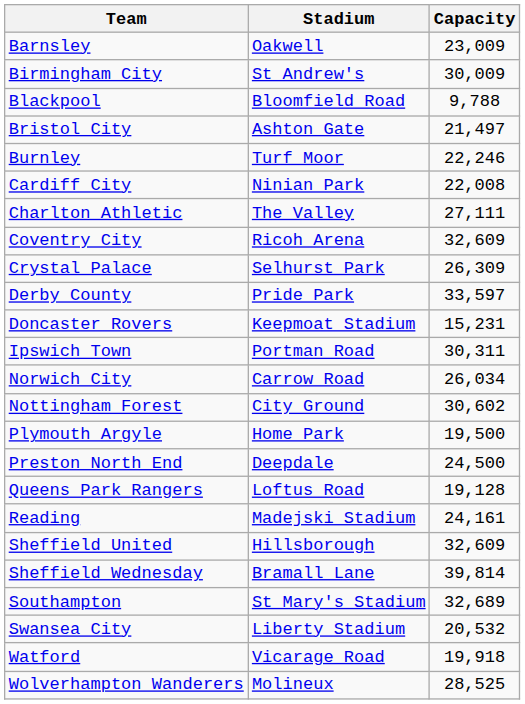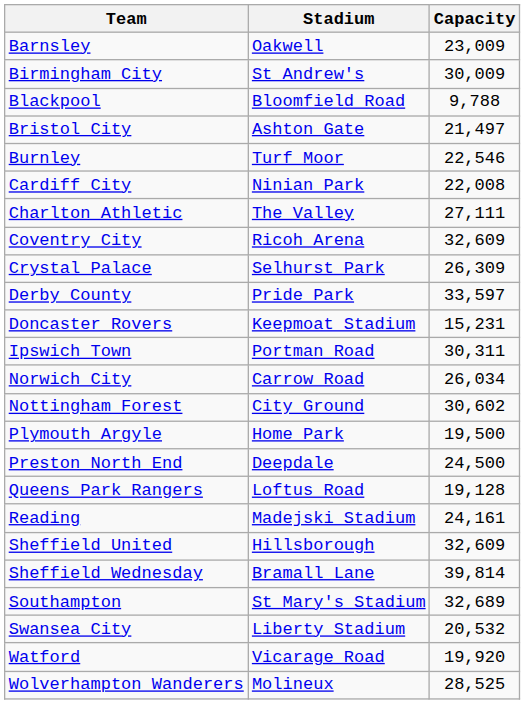(475, 157) 22,246 -> (475, 157) 22,546
(475, 657) 19,918 -> (475, 657) 19,920
